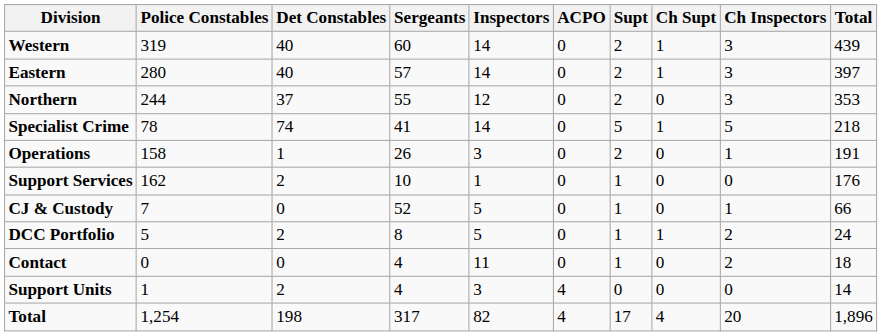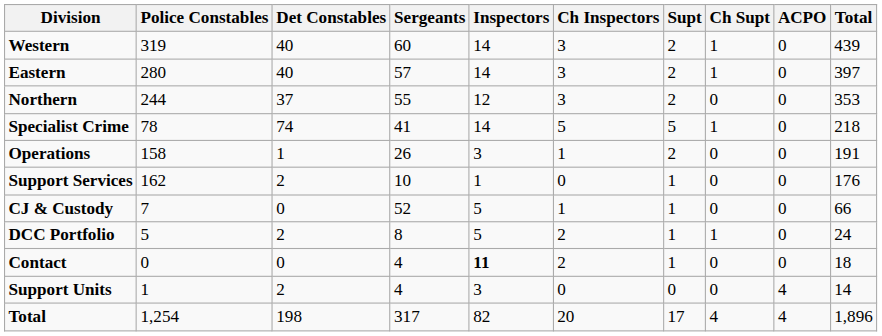columns swapped: (775, 18) <-> (581, 18)
(482, 262) normal -> (481, 262) bold
